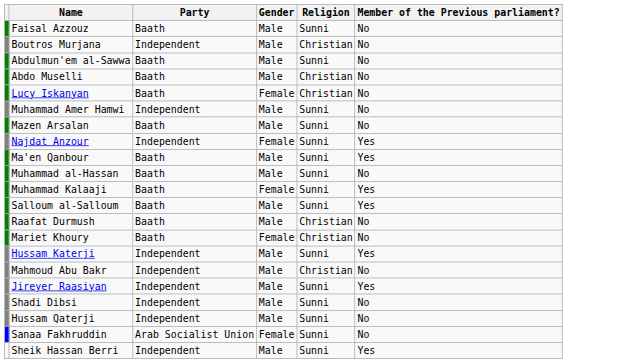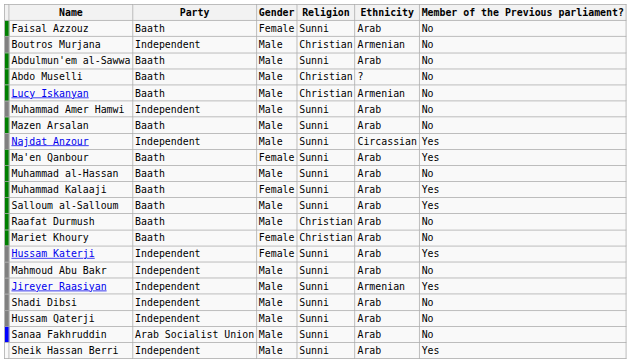+ column: (387, 12)
(271, 29) Male -> (277, 29) Female
(277, 93) Female -> (271, 93) Male
(277, 141) Female -> (271, 141) Male
(271, 157) Male -> (277, 157) Female
(271, 254) Male -> (277, 254) Female
(326, 270) Christian -> (314, 270) Sunni
(277, 334) Female -> (271, 334) Male
